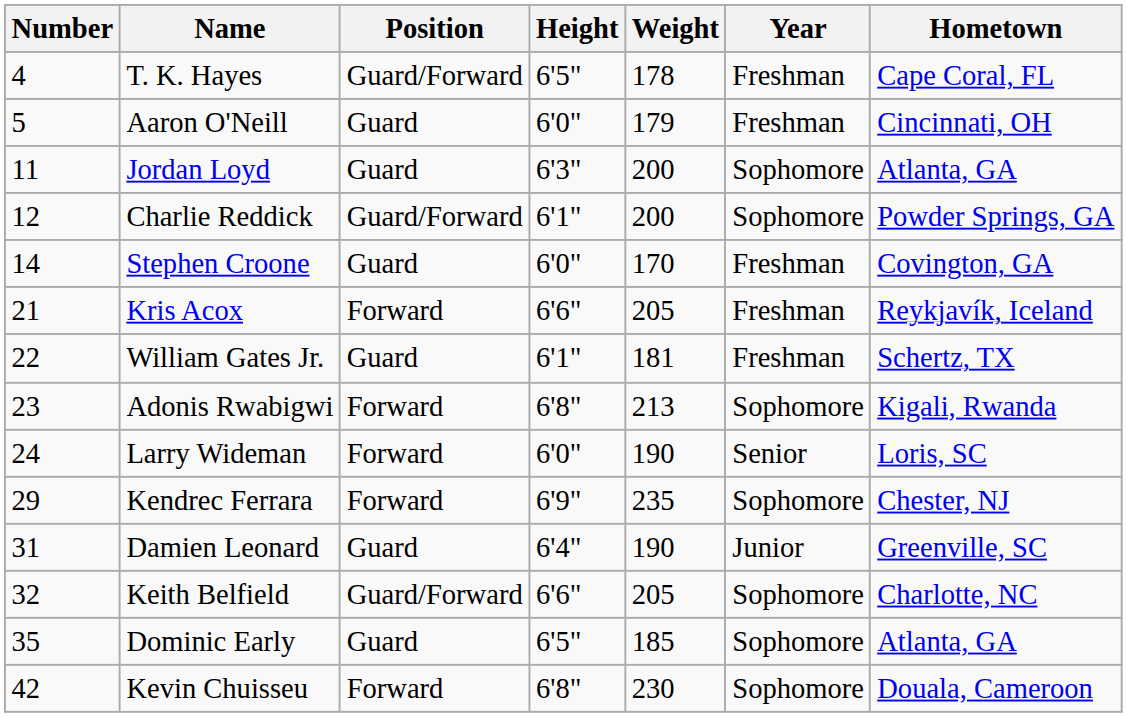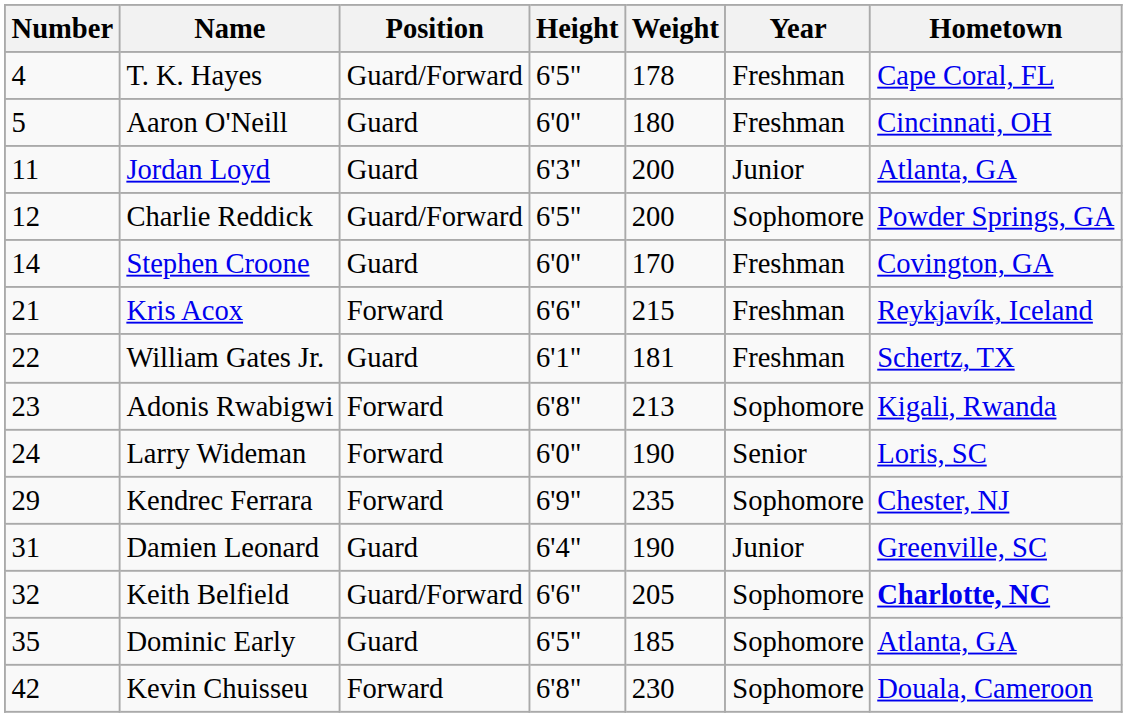(653, 122) 179 -> (653, 122) 180
(798, 169) Sophomore -> (768, 169) Junior
(559, 216) 6'1" -> (559, 216) 6'5"
(653, 310) 205 -> (653, 310) 215
(957, 593) normal -> (964, 593) bold
